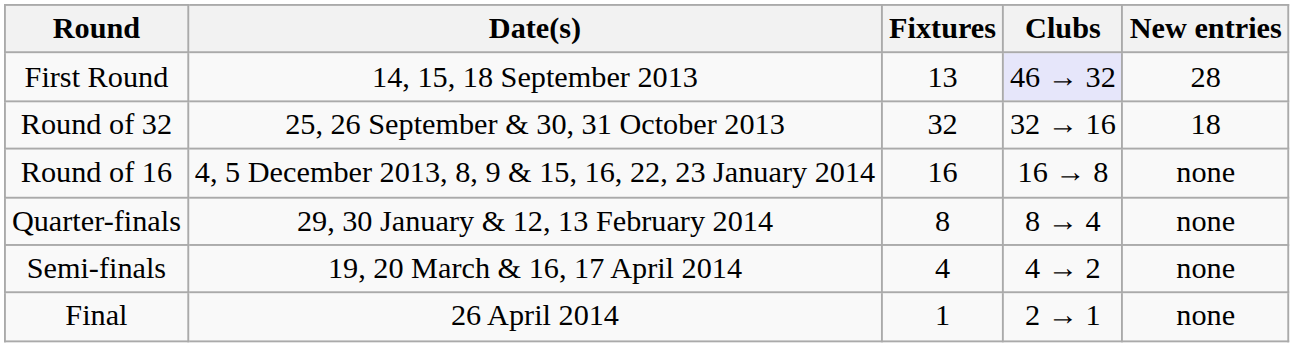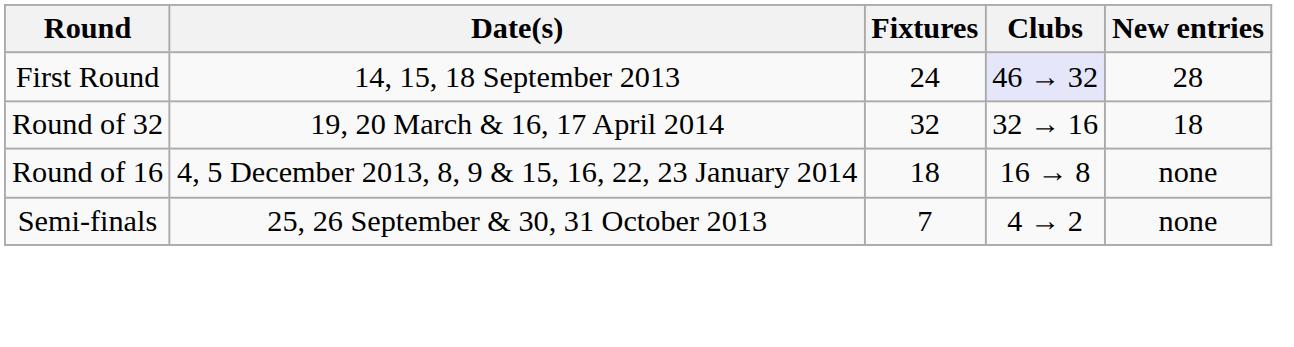(943, 76) 13 -> (925, 76) 24
(535, 124) 25, 26 September & 30, 31 October 2013 -> (517, 124) 19, 20 March & 16, 17 April 2014
(943, 172) 16 -> (925, 172) 18
- row: (96, 220)
(535, 268) 19, 20 March & 16, 17 April 2014 -> (517, 220) 25, 26 September & 30, 31 October 2013
(943, 268) 4 -> (925, 220) 7
- row: (96, 316)
